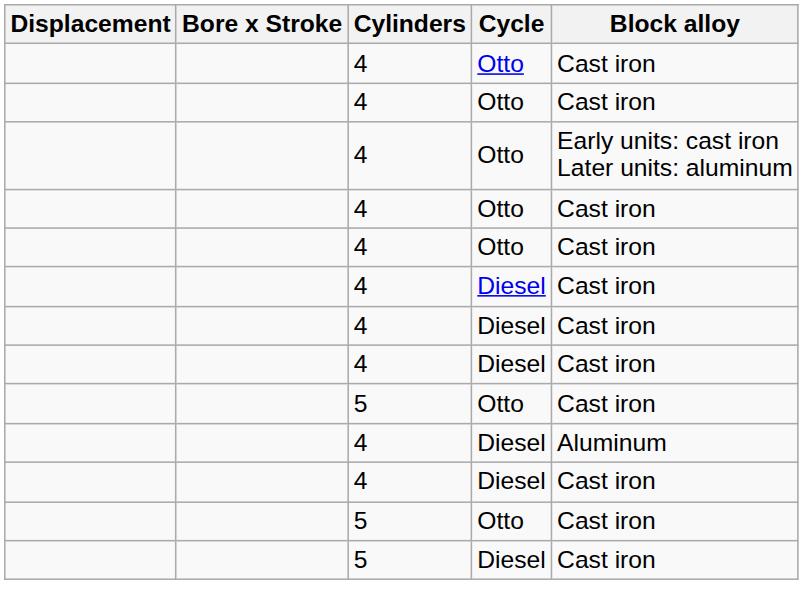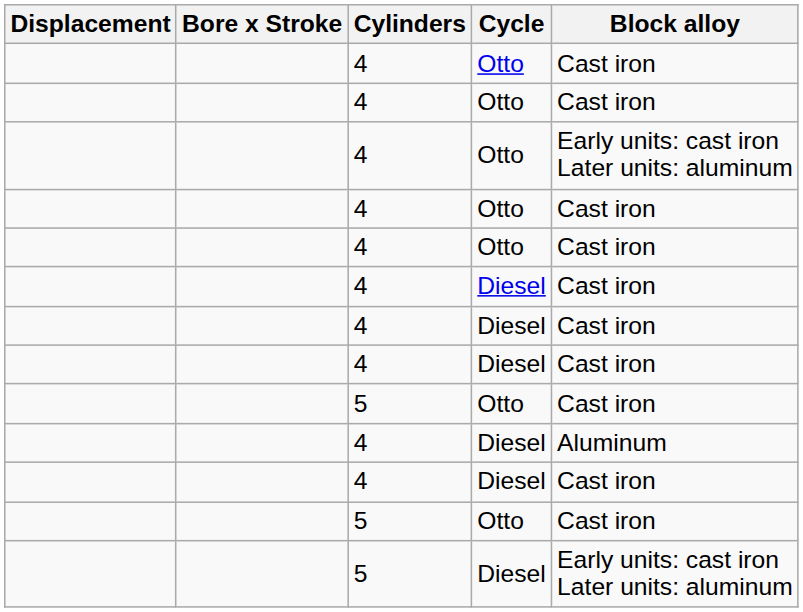(606, 559) Cast iron -> (675, 573) Early units: cast iron Later units: aluminum
